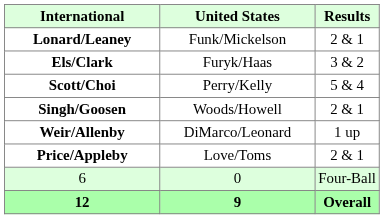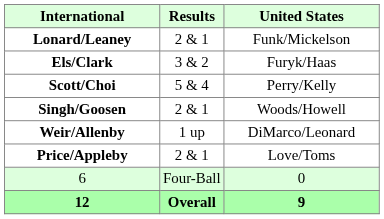columns swapped: (347, 16) <-> (237, 16)
